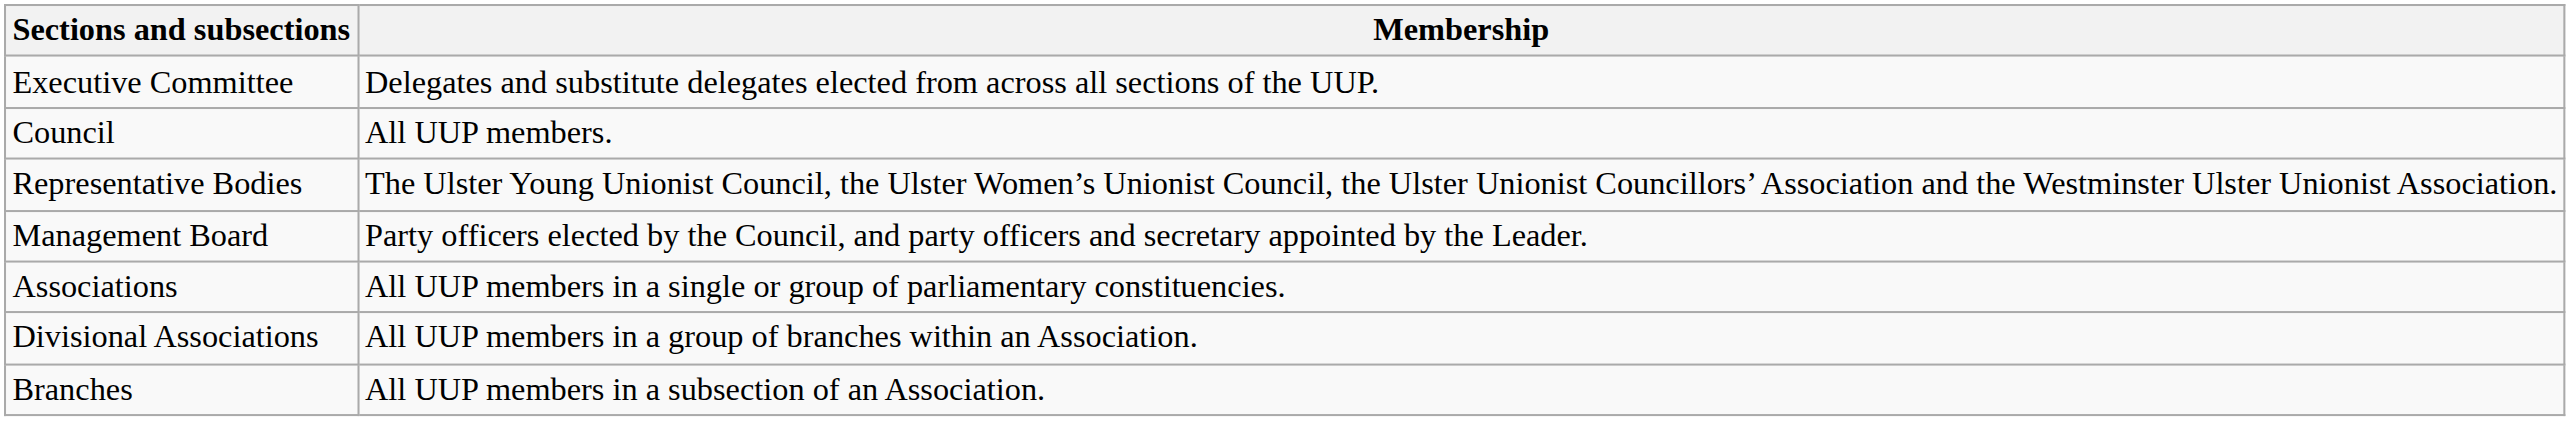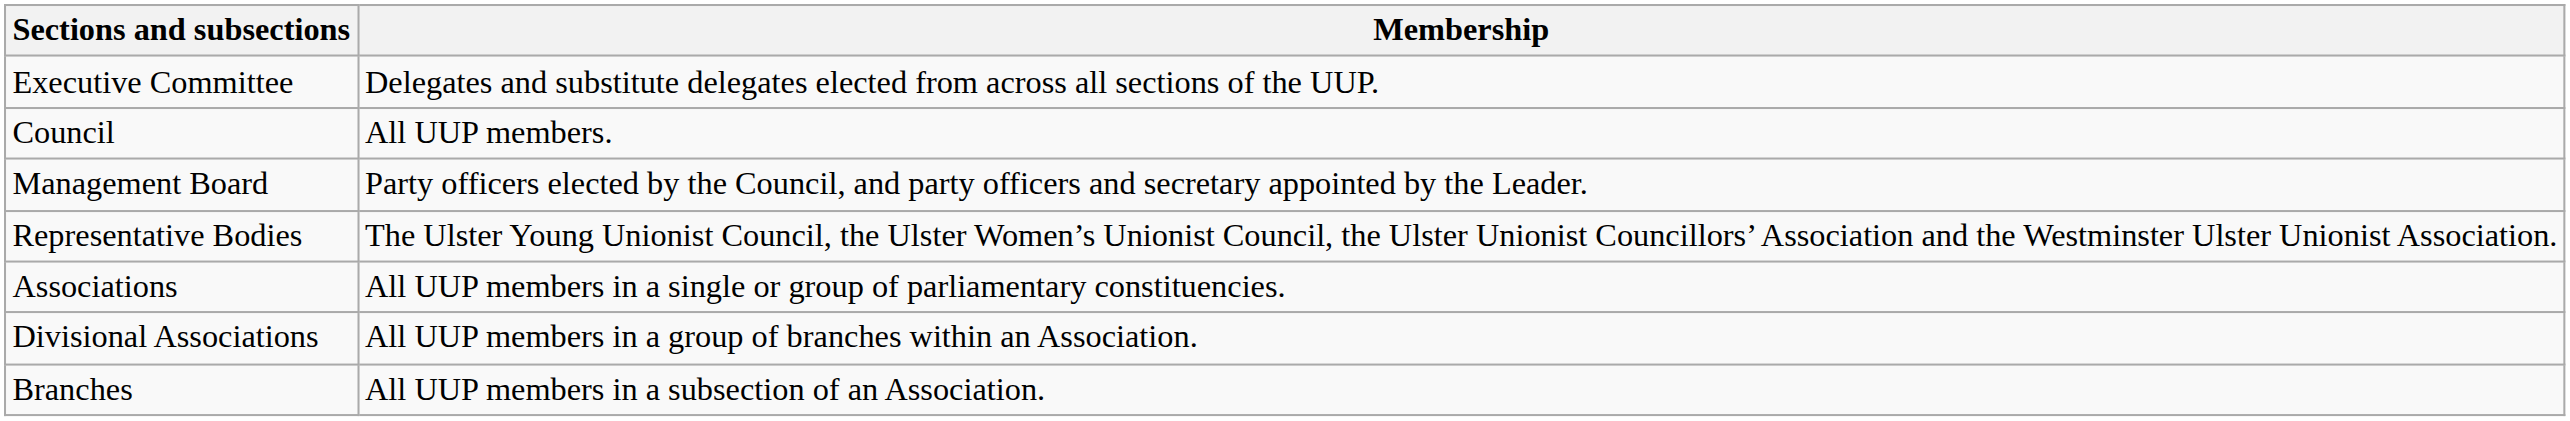rows swapped: (140, 235) <-> (157, 183)
